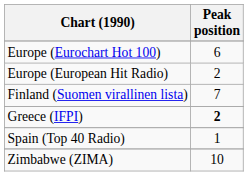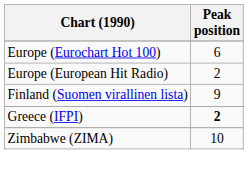(217, 95) 7 -> (217, 95) 9
- row: (66, 138)
